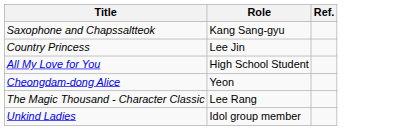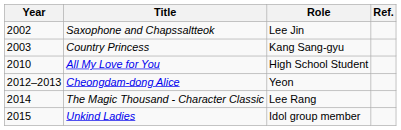+ column: (34, 13)
(247, 30) Kang Sang-gyu -> (287, 30) Lee Jin
(227, 47) Lee Jin -> (307, 47) Kang Sang-gyu
